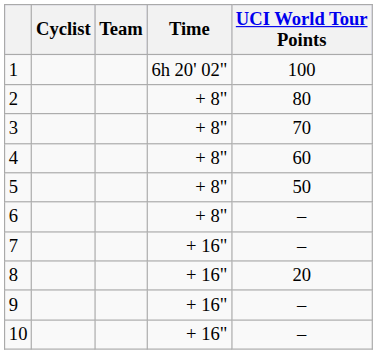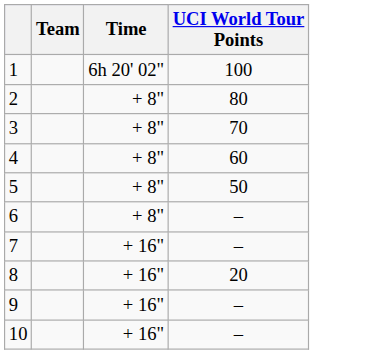- column: (63, 29)
